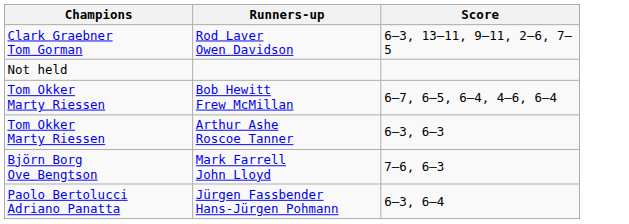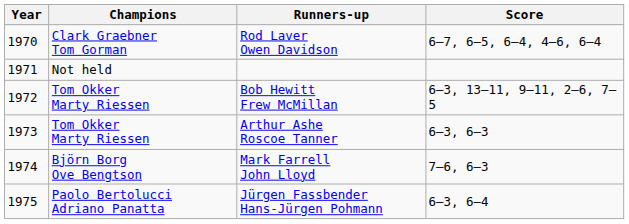+ column: (27, 15)
(478, 42) 6–3, 13–11, 9–11, 2–6, 7–5 -> (515, 42) 6–7, 6–5, 6–4, 4–6, 6–4
(471, 97) 6–7, 6–5, 6–4, 4–6, 6–4 -> (522, 97) 6–3, 13–11, 9–11, 2–6, 7–5
